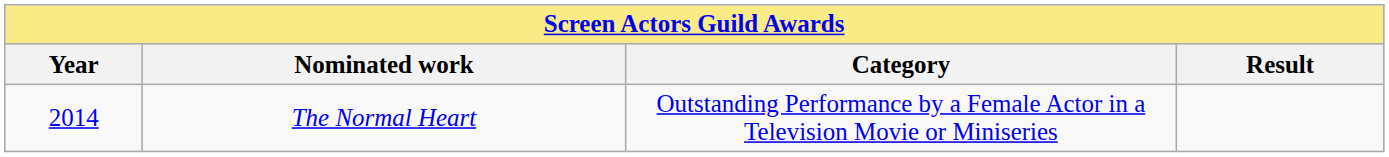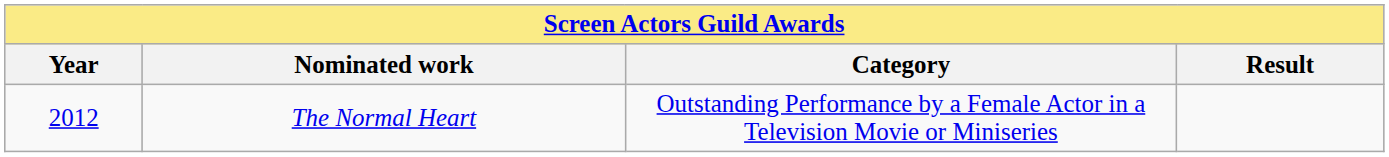(74, 117) 2014 -> (74, 117) 2012
